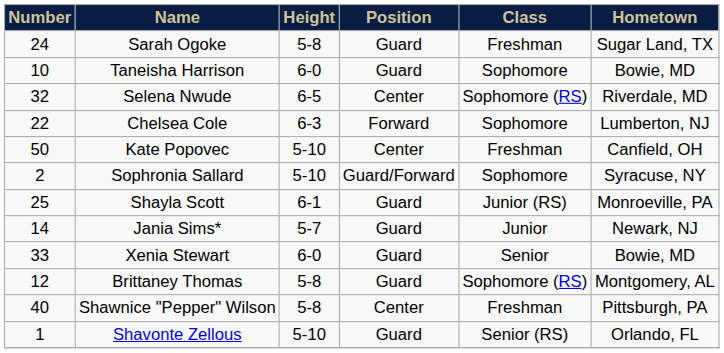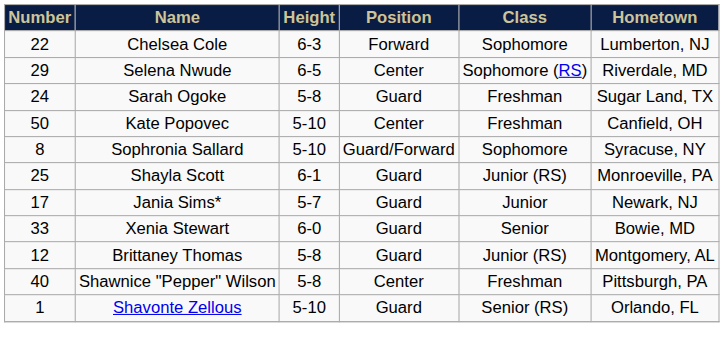rows swapped: (177, 123) <-> (177, 44)
- row: (177, 70)
(40, 96) 32 -> (40, 70) 29
(40, 176) 2 -> (40, 149) 8
(40, 228) 14 -> (40, 202) 17
(525, 281) Sophomore (RS) -> (525, 255) Junior (RS)
